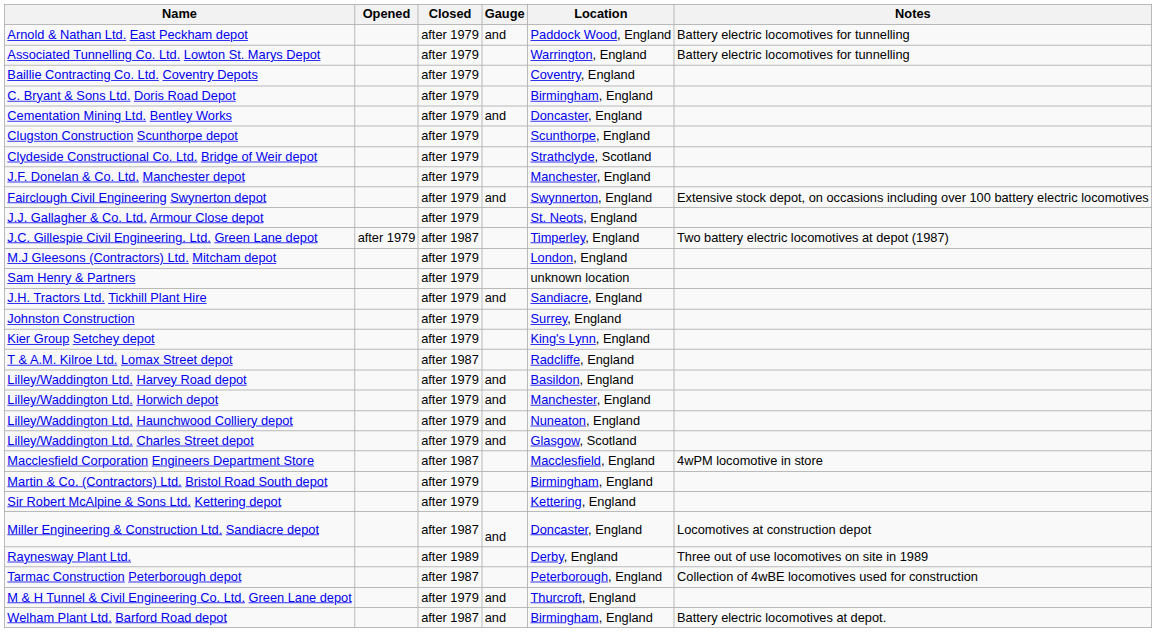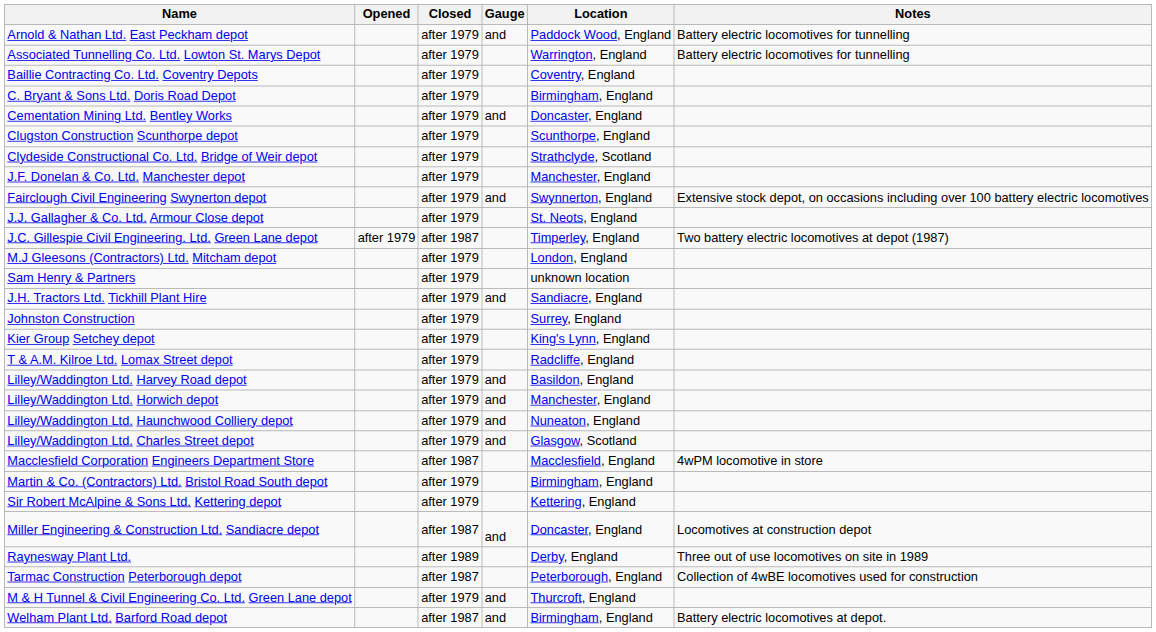(450, 359) after 1987 -> (450, 359) after 1979
